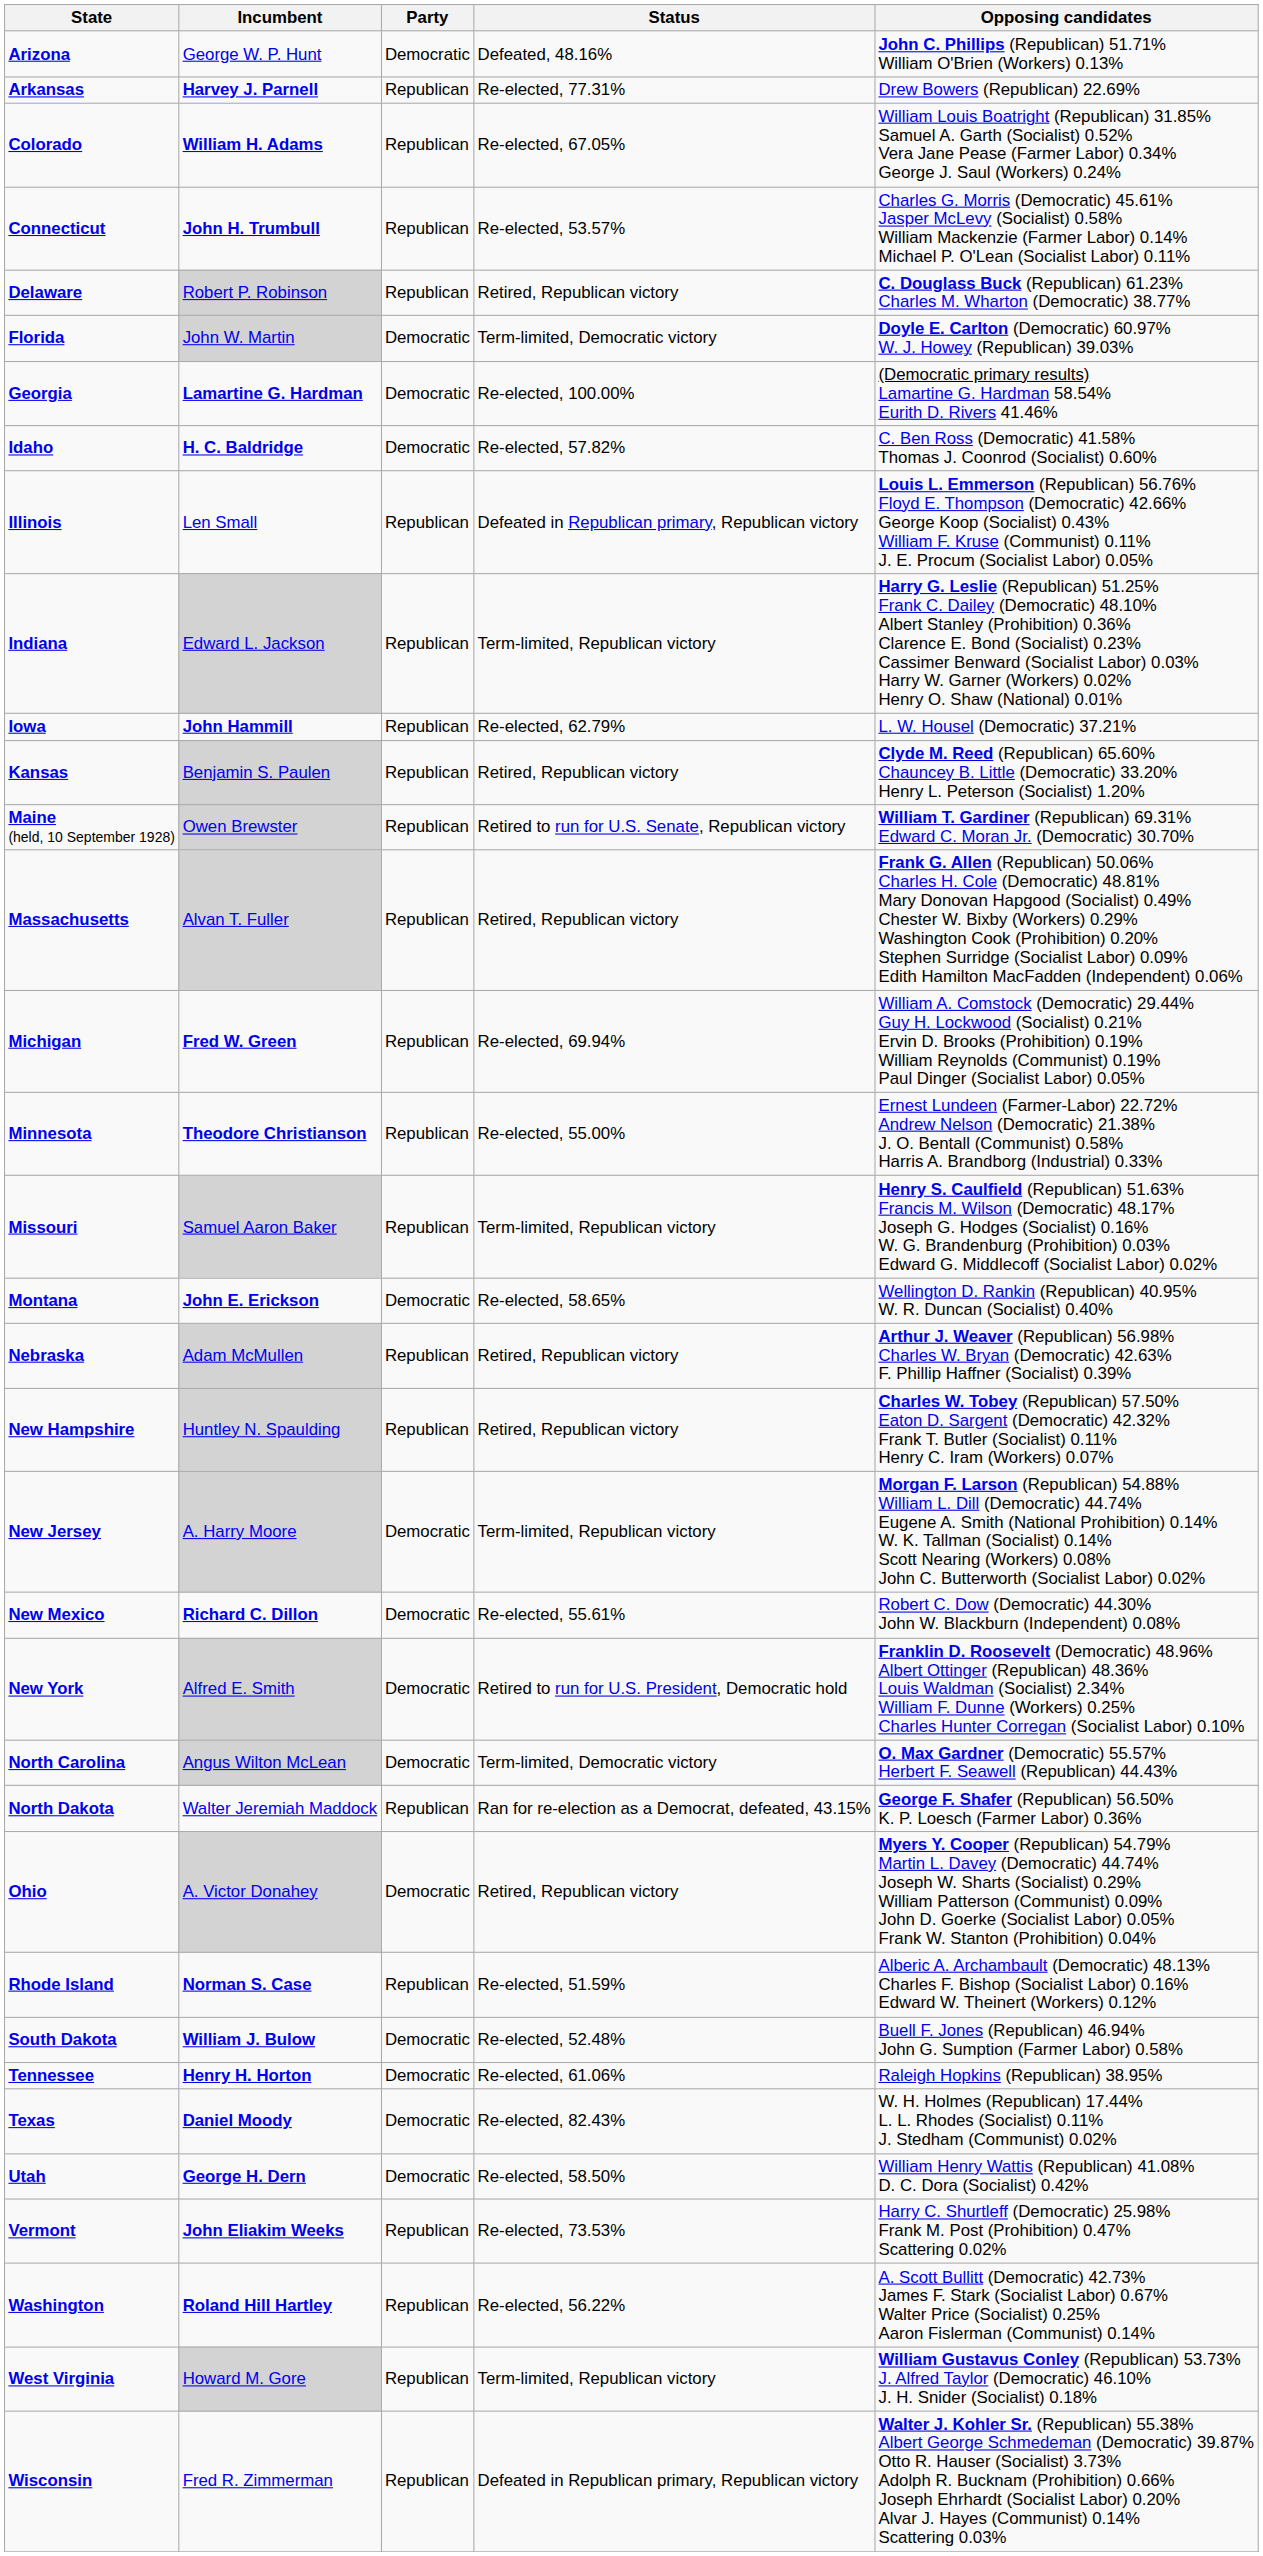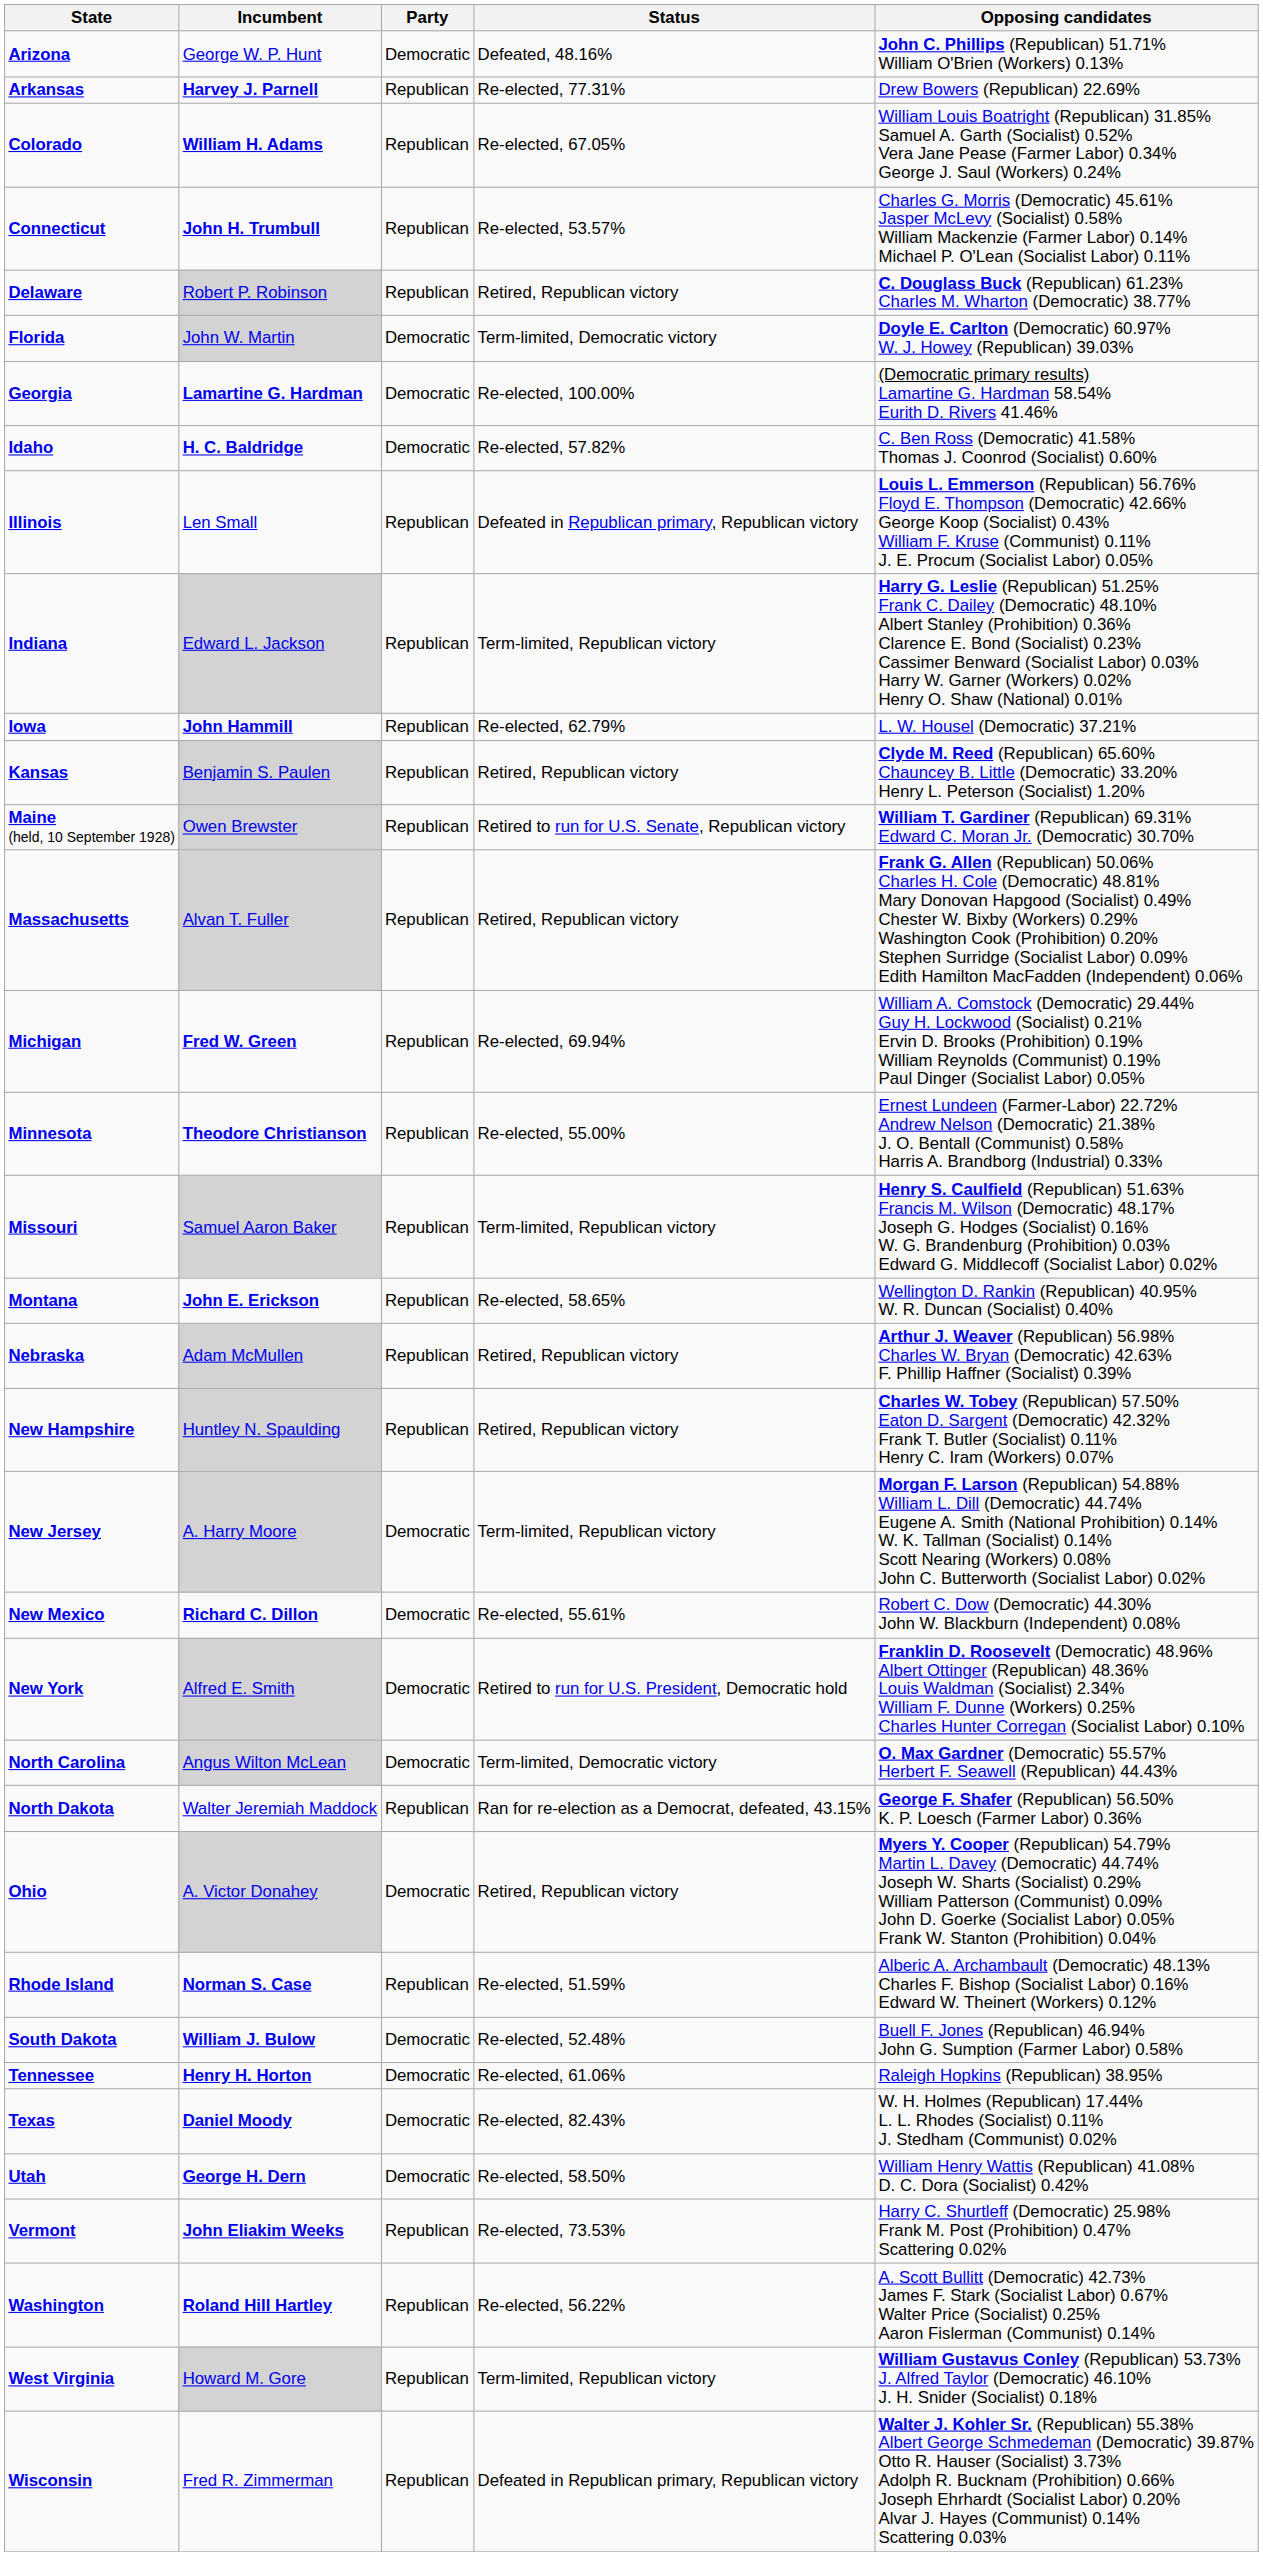(427, 1300) Democratic -> (427, 1300) Republican
